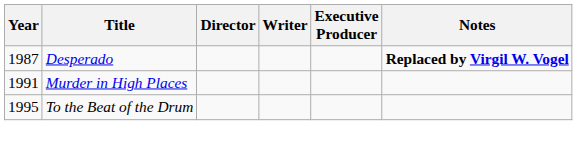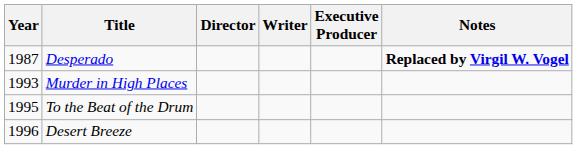(23, 82) 1991 -> (23, 82) 1993
+ row: (89, 131)
